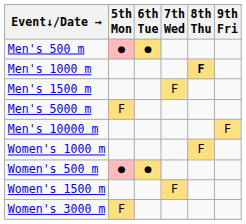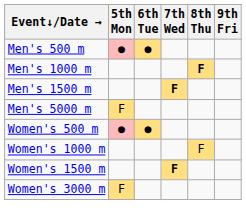(174, 89) normal -> (174, 89) bold
- row: (53, 129)
rows swapped: (53, 169) <-> (57, 149)
(174, 189) normal -> (174, 169) bold
